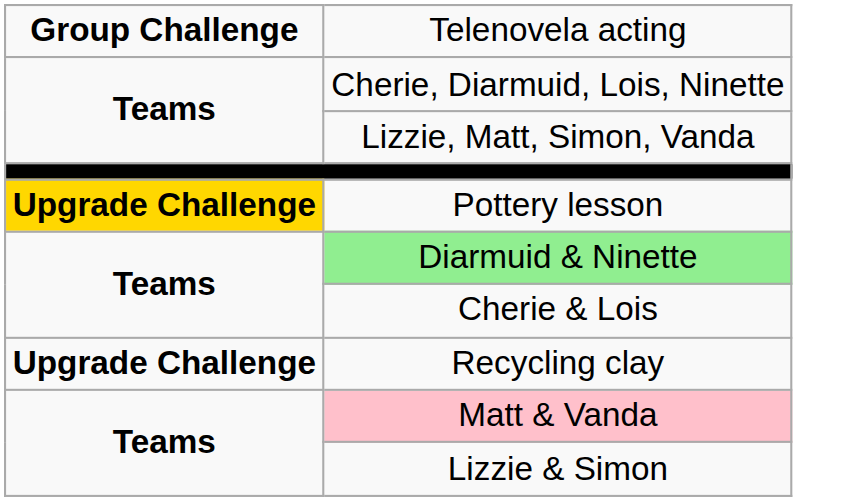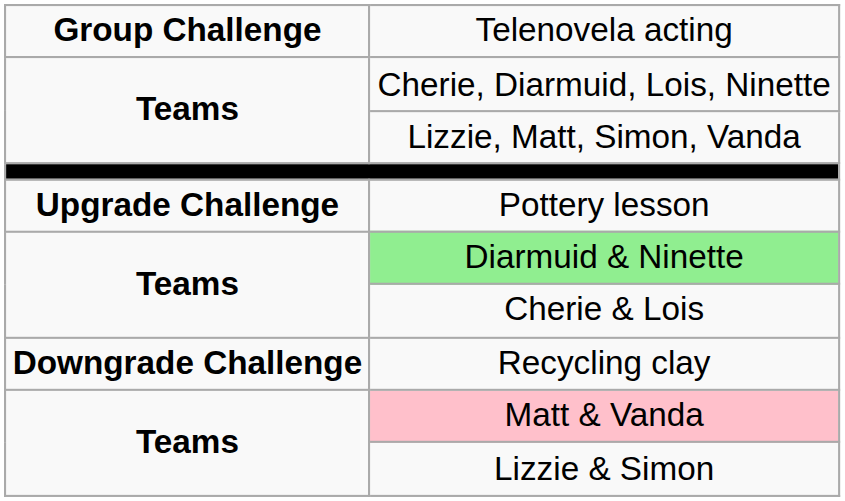(164, 204) gold background -> (187, 204) no background
(164, 362) Upgrade Challenge -> (187, 362) Downgrade Challenge
